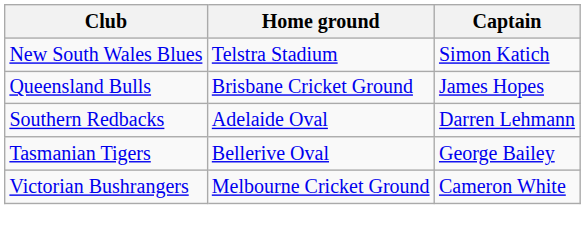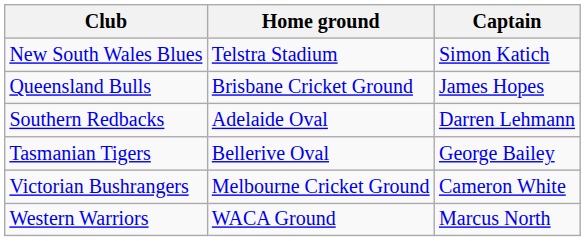+ row: (79, 219)
